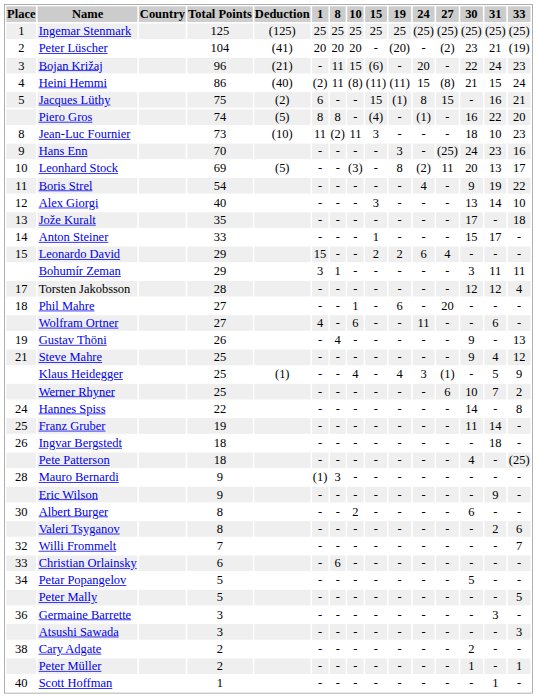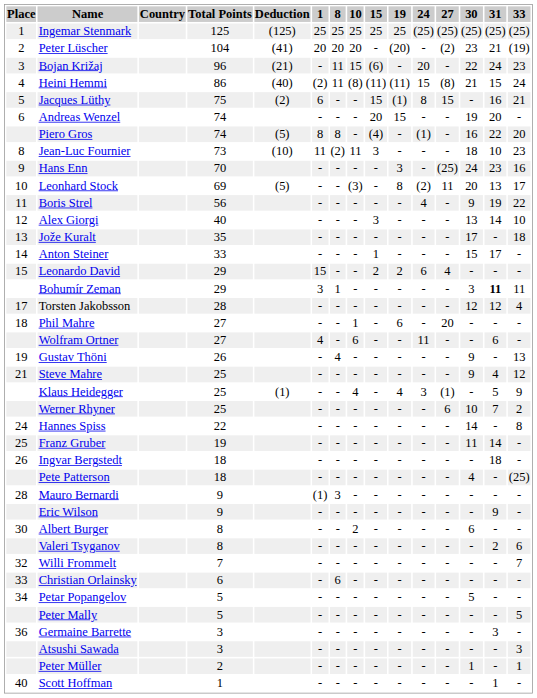+ row: (79, 117)
(220, 185) 54 -> (220, 203) 56
(495, 271) normal -> (495, 288) bold
- row: (70, 649)
